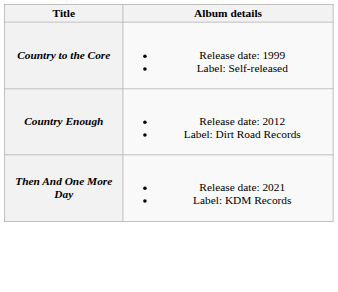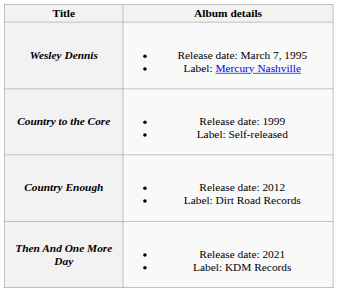+ row: (64, 55)
